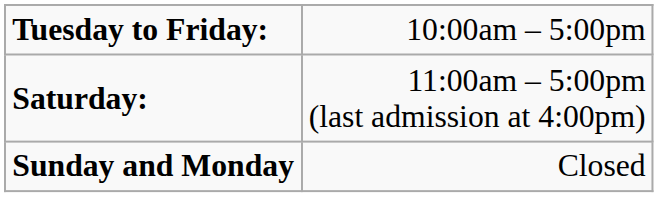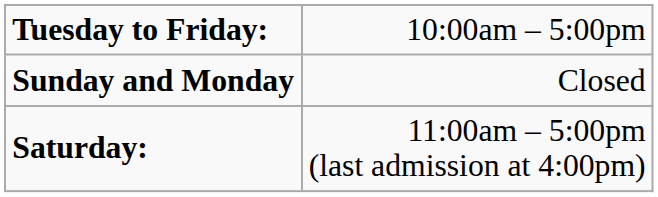rows swapped: (80, 97) <-> (153, 165)
